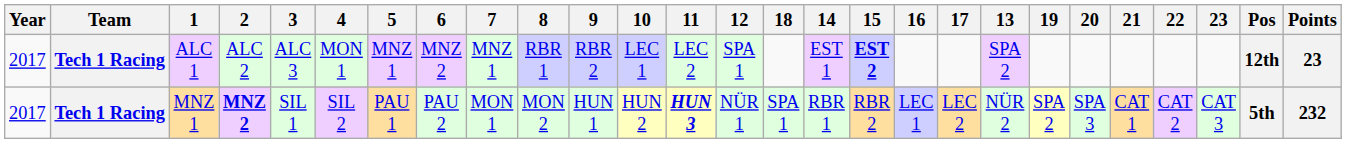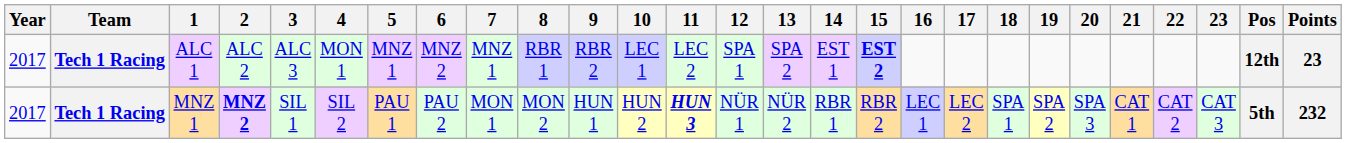columns swapped: (1005, 19) <-> (783, 19)
